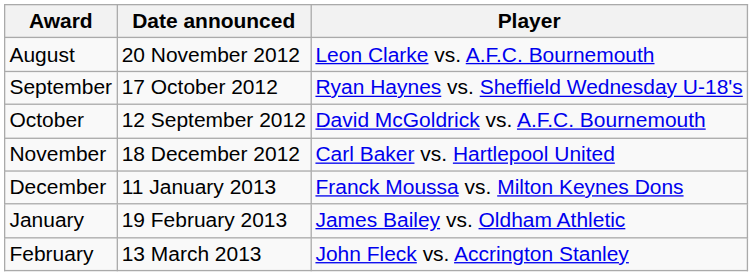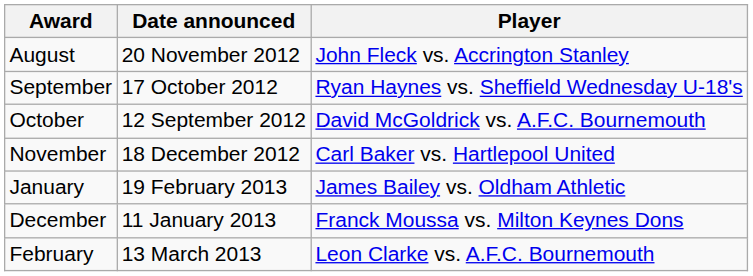(485, 54) Leon Clarke vs. A.F.C. Bournemouth -> (472, 54) John Fleck vs. Accrington Stanley
rows swapped: (58, 187) <-> (47, 220)
(472, 253) John Fleck vs. Accrington Stanley -> (485, 253) Leon Clarke vs. A.F.C. Bournemouth
